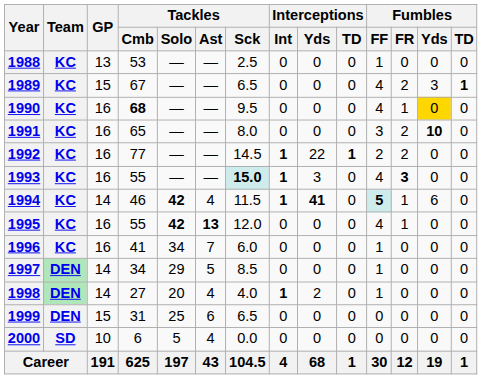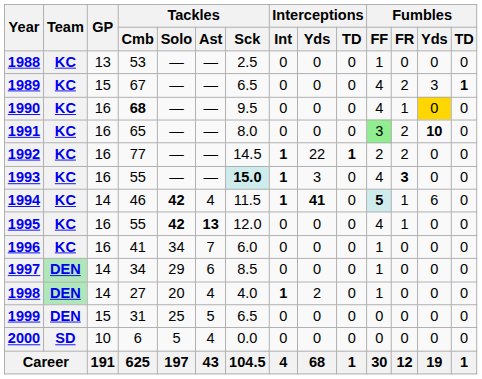(379, 131) no background -> (379, 131) lightgreen background
(211, 270) 5 -> (211, 270) 6
(211, 316) 6 -> (211, 316) 5
